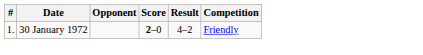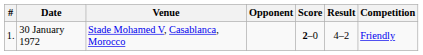+ column: (166, 13)
